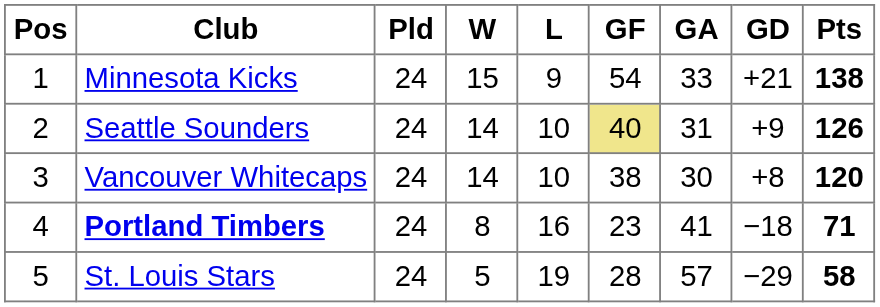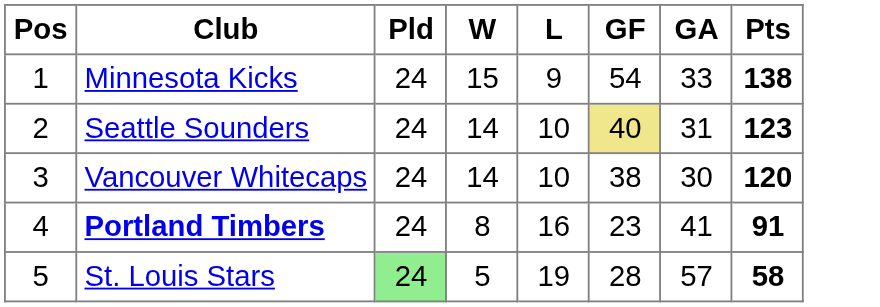- column: (768, 29)
(839, 128) 126 -> (768, 128) 123
(839, 226) 71 -> (768, 226) 91
(411, 276) no background -> (411, 276) lightgreen background
